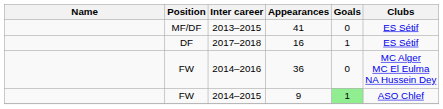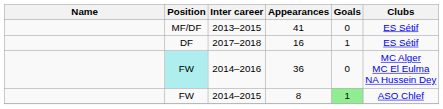(186, 69) no background -> (186, 69) paleturquoise background
(299, 96) 9 -> (299, 96) 8
